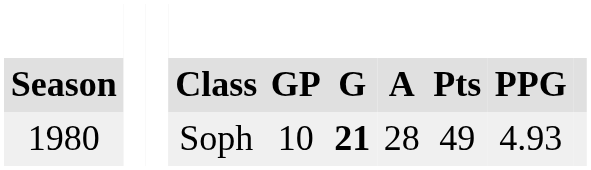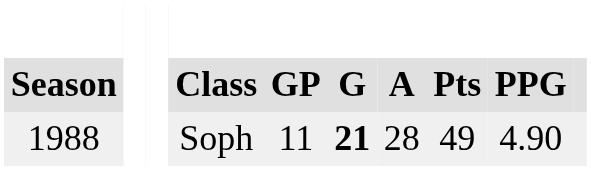(64, 138) 1980 -> (64, 138) 1988
(296, 138) 10 -> (296, 138) 11
(531, 138) 4.93 -> (531, 138) 4.90
